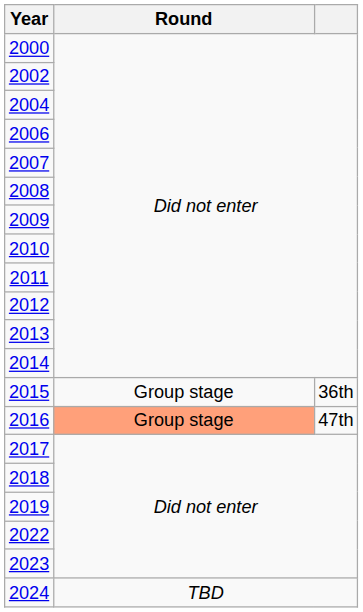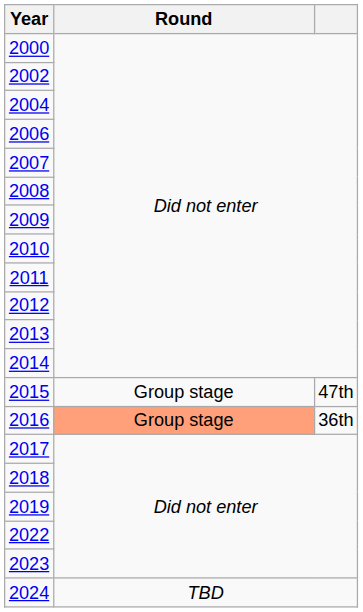(336, 392) 36th -> (336, 392) 47th
(336, 421) 47th -> (336, 421) 36th
